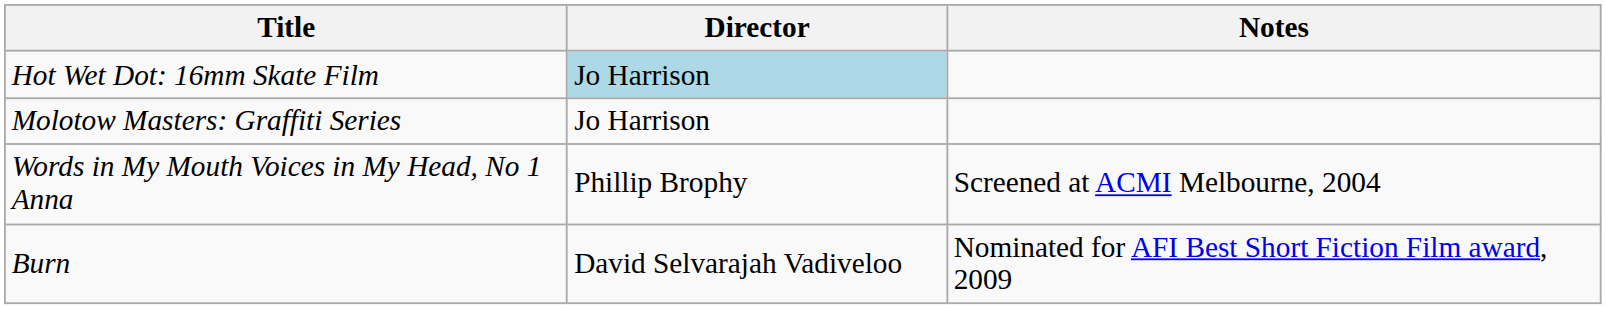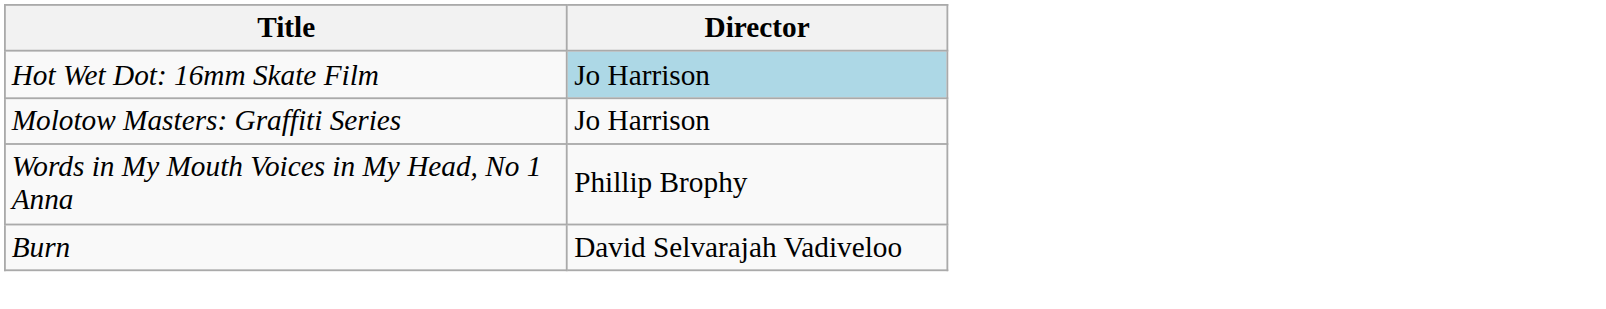- column: (1274, 27)
